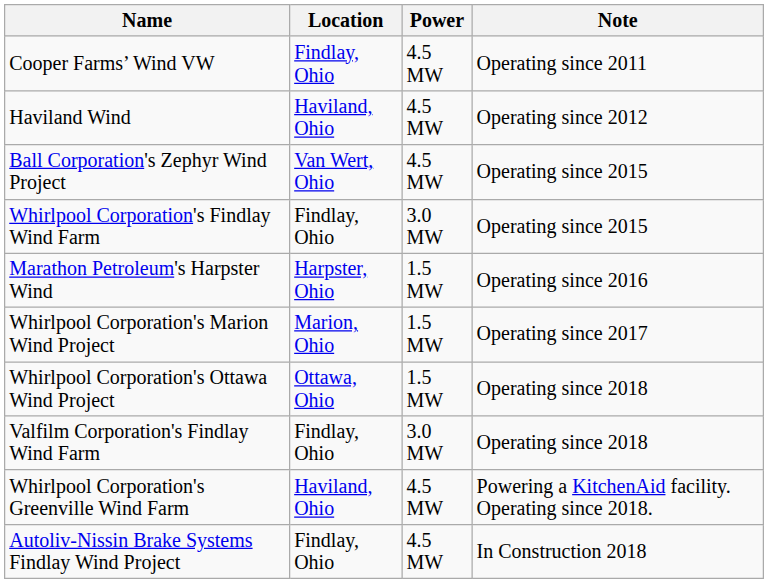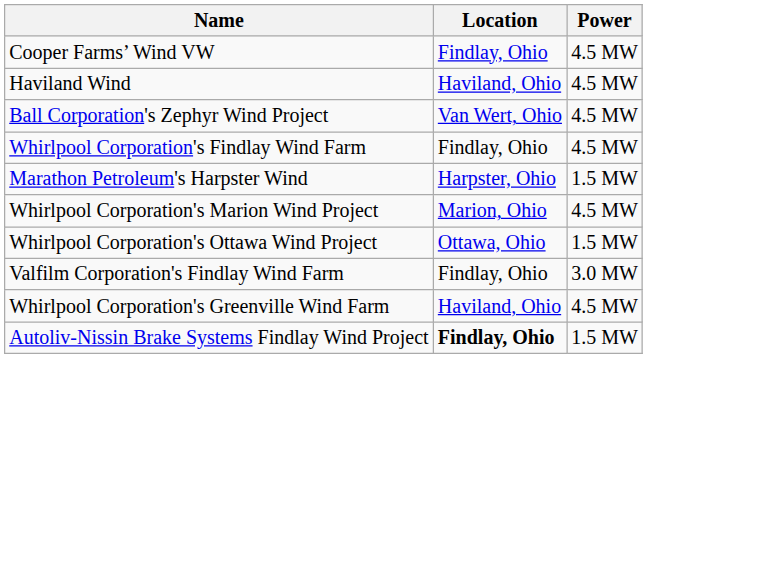- column: (618, 20)
(425, 225) 3.0 MW -> (604, 147) 4.5 MW
(425, 334) 1.5 MW -> (604, 210) 4.5 MW
(327, 551) normal -> (496, 337) bold
(425, 551) 4.5 MW -> (604, 337) 1.5 MW
